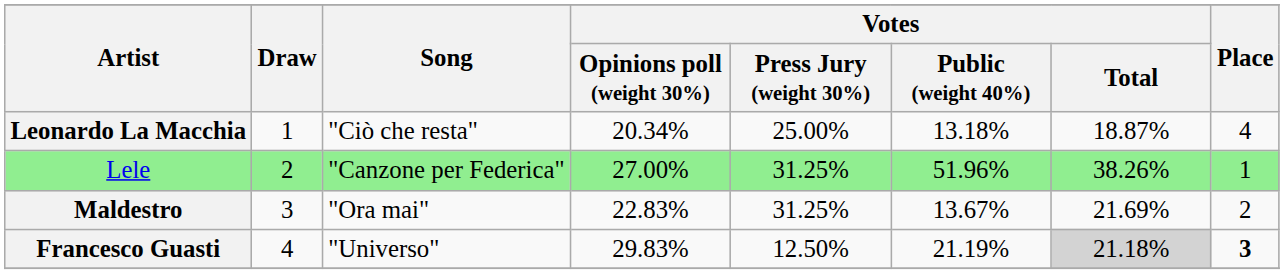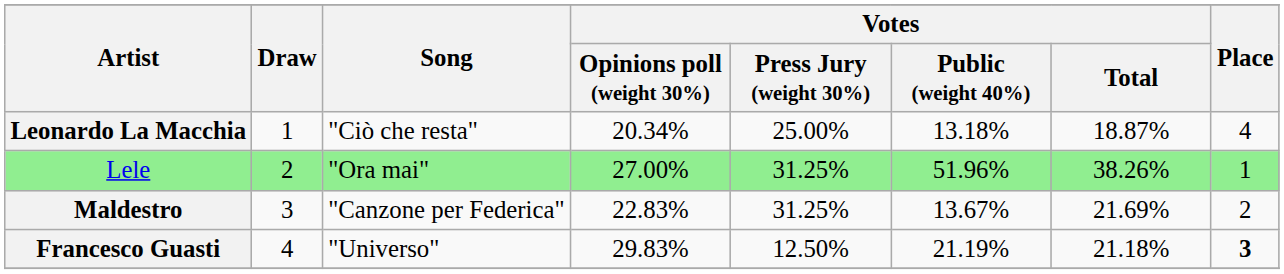(446, 170) "Canzone per Federica" -> (379, 170) "Ora mai"
(379, 209) "Ora mai" -> (446, 209) "Canzone per Federica"
(1131, 248) lightgrey background -> (1131, 248) no background
